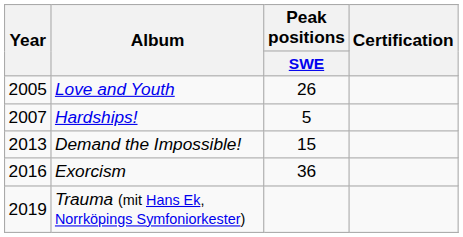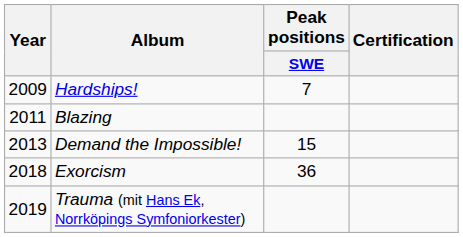- row: (115, 89)
(28, 117) 2007 -> (28, 89) 2009
(306, 117) 5 -> (306, 89) 7
+ row: (83, 117)
(28, 171) 2016 -> (28, 171) 2018
